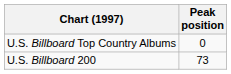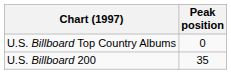(203, 60) 73 -> (203, 60) 35
